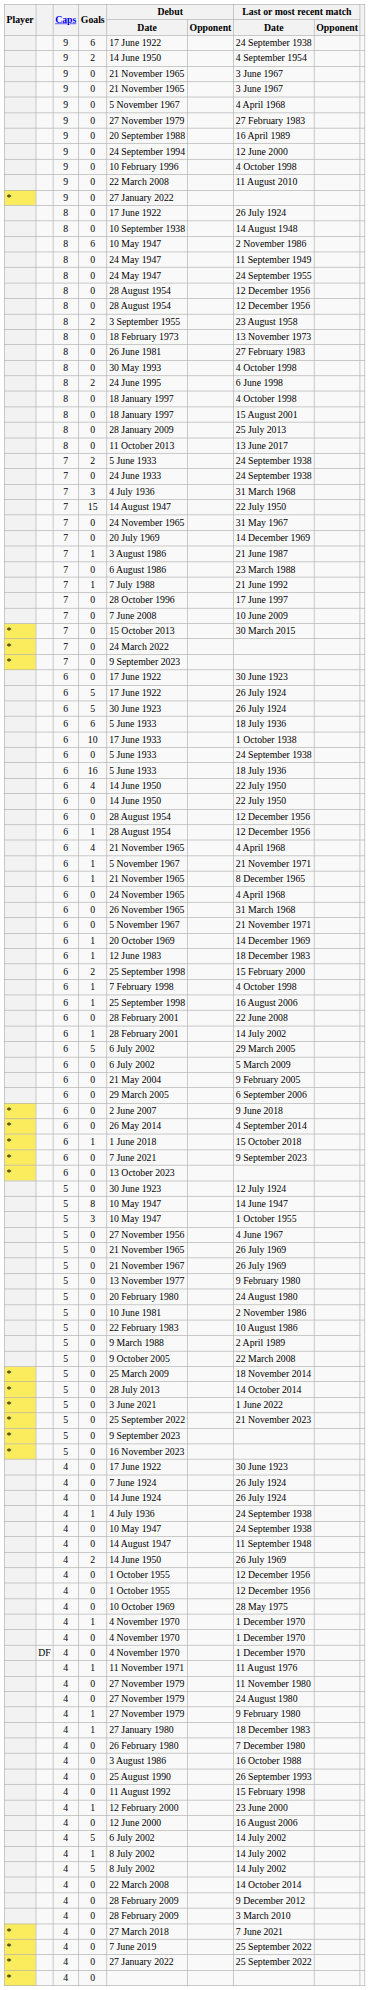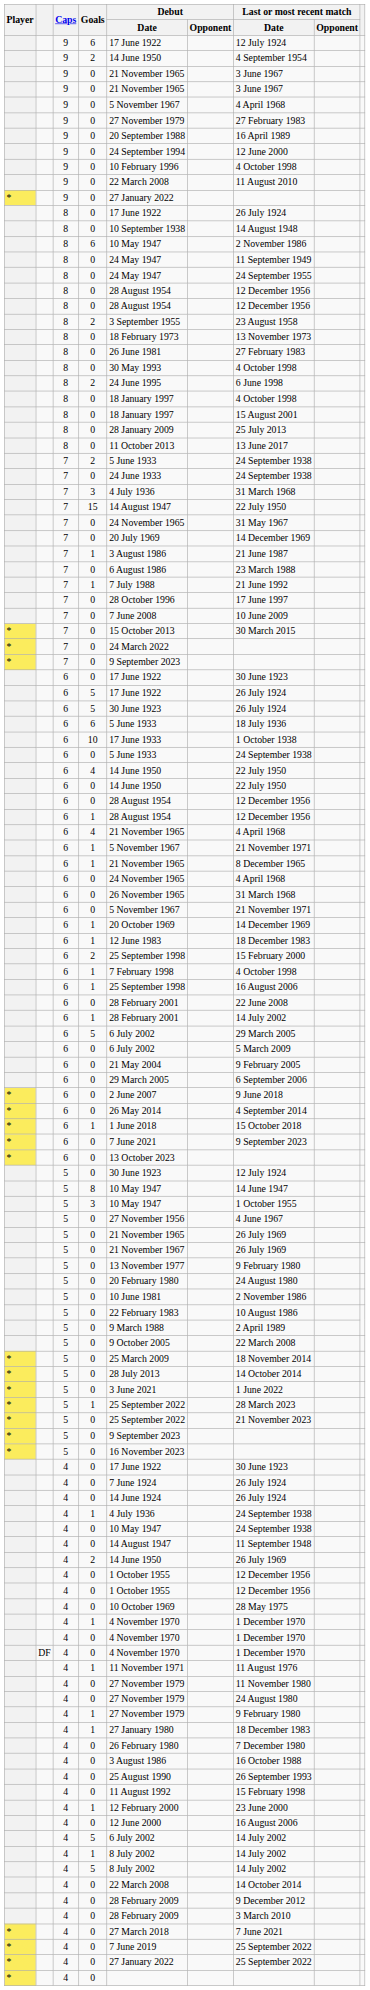(274, 43) 24 September 1938 -> (261, 43) 12 July 1924
- row: (66, 770)
+ row: (66, 1405)
